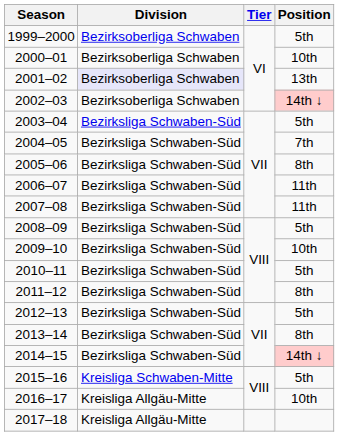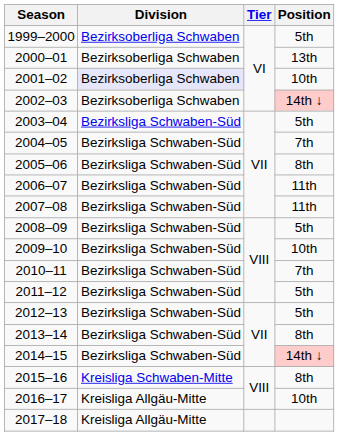(304, 57) 10th -> (304, 57) 13th
(304, 79) 13th -> (304, 79) 10th
(304, 270) 5th -> (304, 270) 7th
(304, 292) 8th -> (304, 292) 5th
(304, 377) 5th -> (304, 377) 8th
